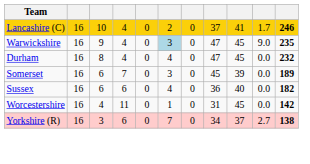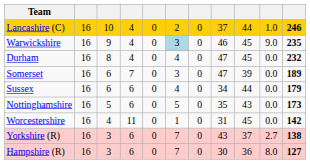(240, 27) 41 -> (247, 27) 44
(264, 27) 1.7 -> (271, 27) 1.0
(215, 43) 47 -> (223, 43) 46
(215, 74) 45 -> (223, 74) 47
(215, 89) 36 -> (223, 89) 34
(240, 89) 40 -> (247, 89) 44
(287, 89) 182 -> (294, 89) 179
+ row: (39, 105)
(215, 120) 34 -> (223, 136) 43
+ row: (36, 151)
